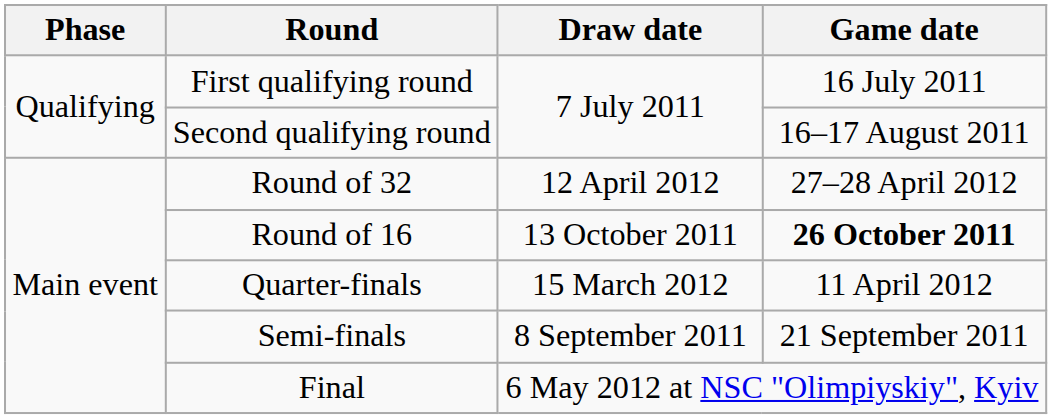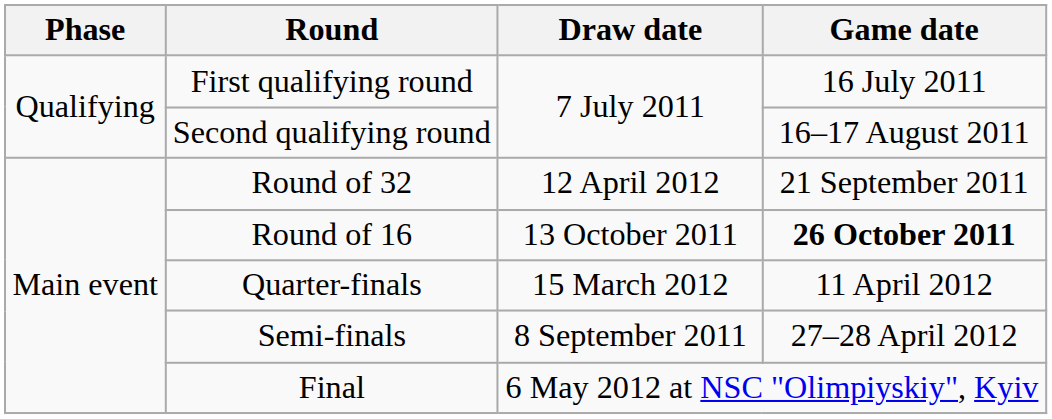(904, 183) 27–28 April 2012 -> (904, 183) 21 September 2011
(904, 336) 21 September 2011 -> (904, 336) 27–28 April 2012
